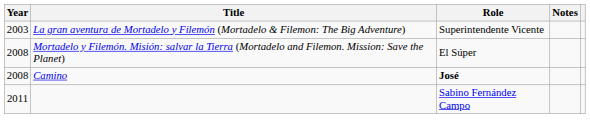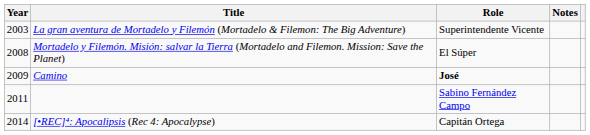(18, 76) 2008 -> (18, 76) 2009
+ row: (124, 122)
